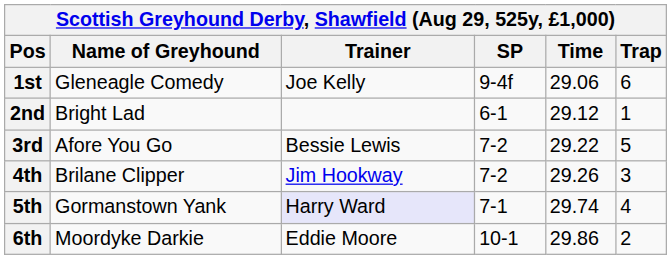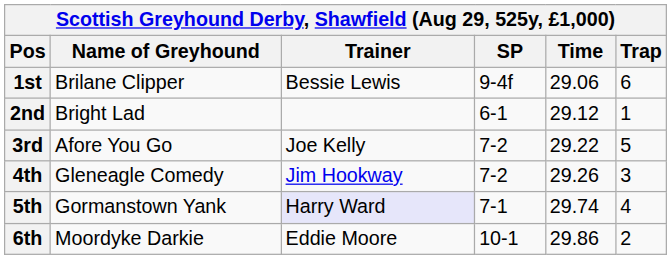(139, 82) Gleneagle Comedy -> (120, 82) Brilane Clipper
(326, 82) Joe Kelly -> (343, 82) Bessie Lewis
(343, 144) Bessie Lewis -> (326, 144) Joe Kelly
(120, 176) Brilane Clipper -> (139, 176) Gleneagle Comedy
